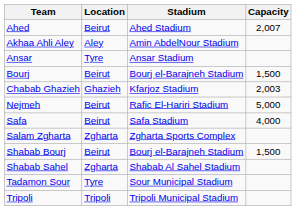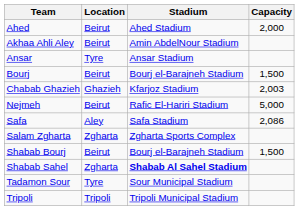(268, 27) 2,007 -> (272, 27) 2,000
(94, 43) Aley -> (97, 43) Beirut
(97, 120) Beirut -> (94, 120) Aley
(268, 120) 4,000 -> (272, 120) 2,086
(185, 167) normal -> (188, 167) bold
